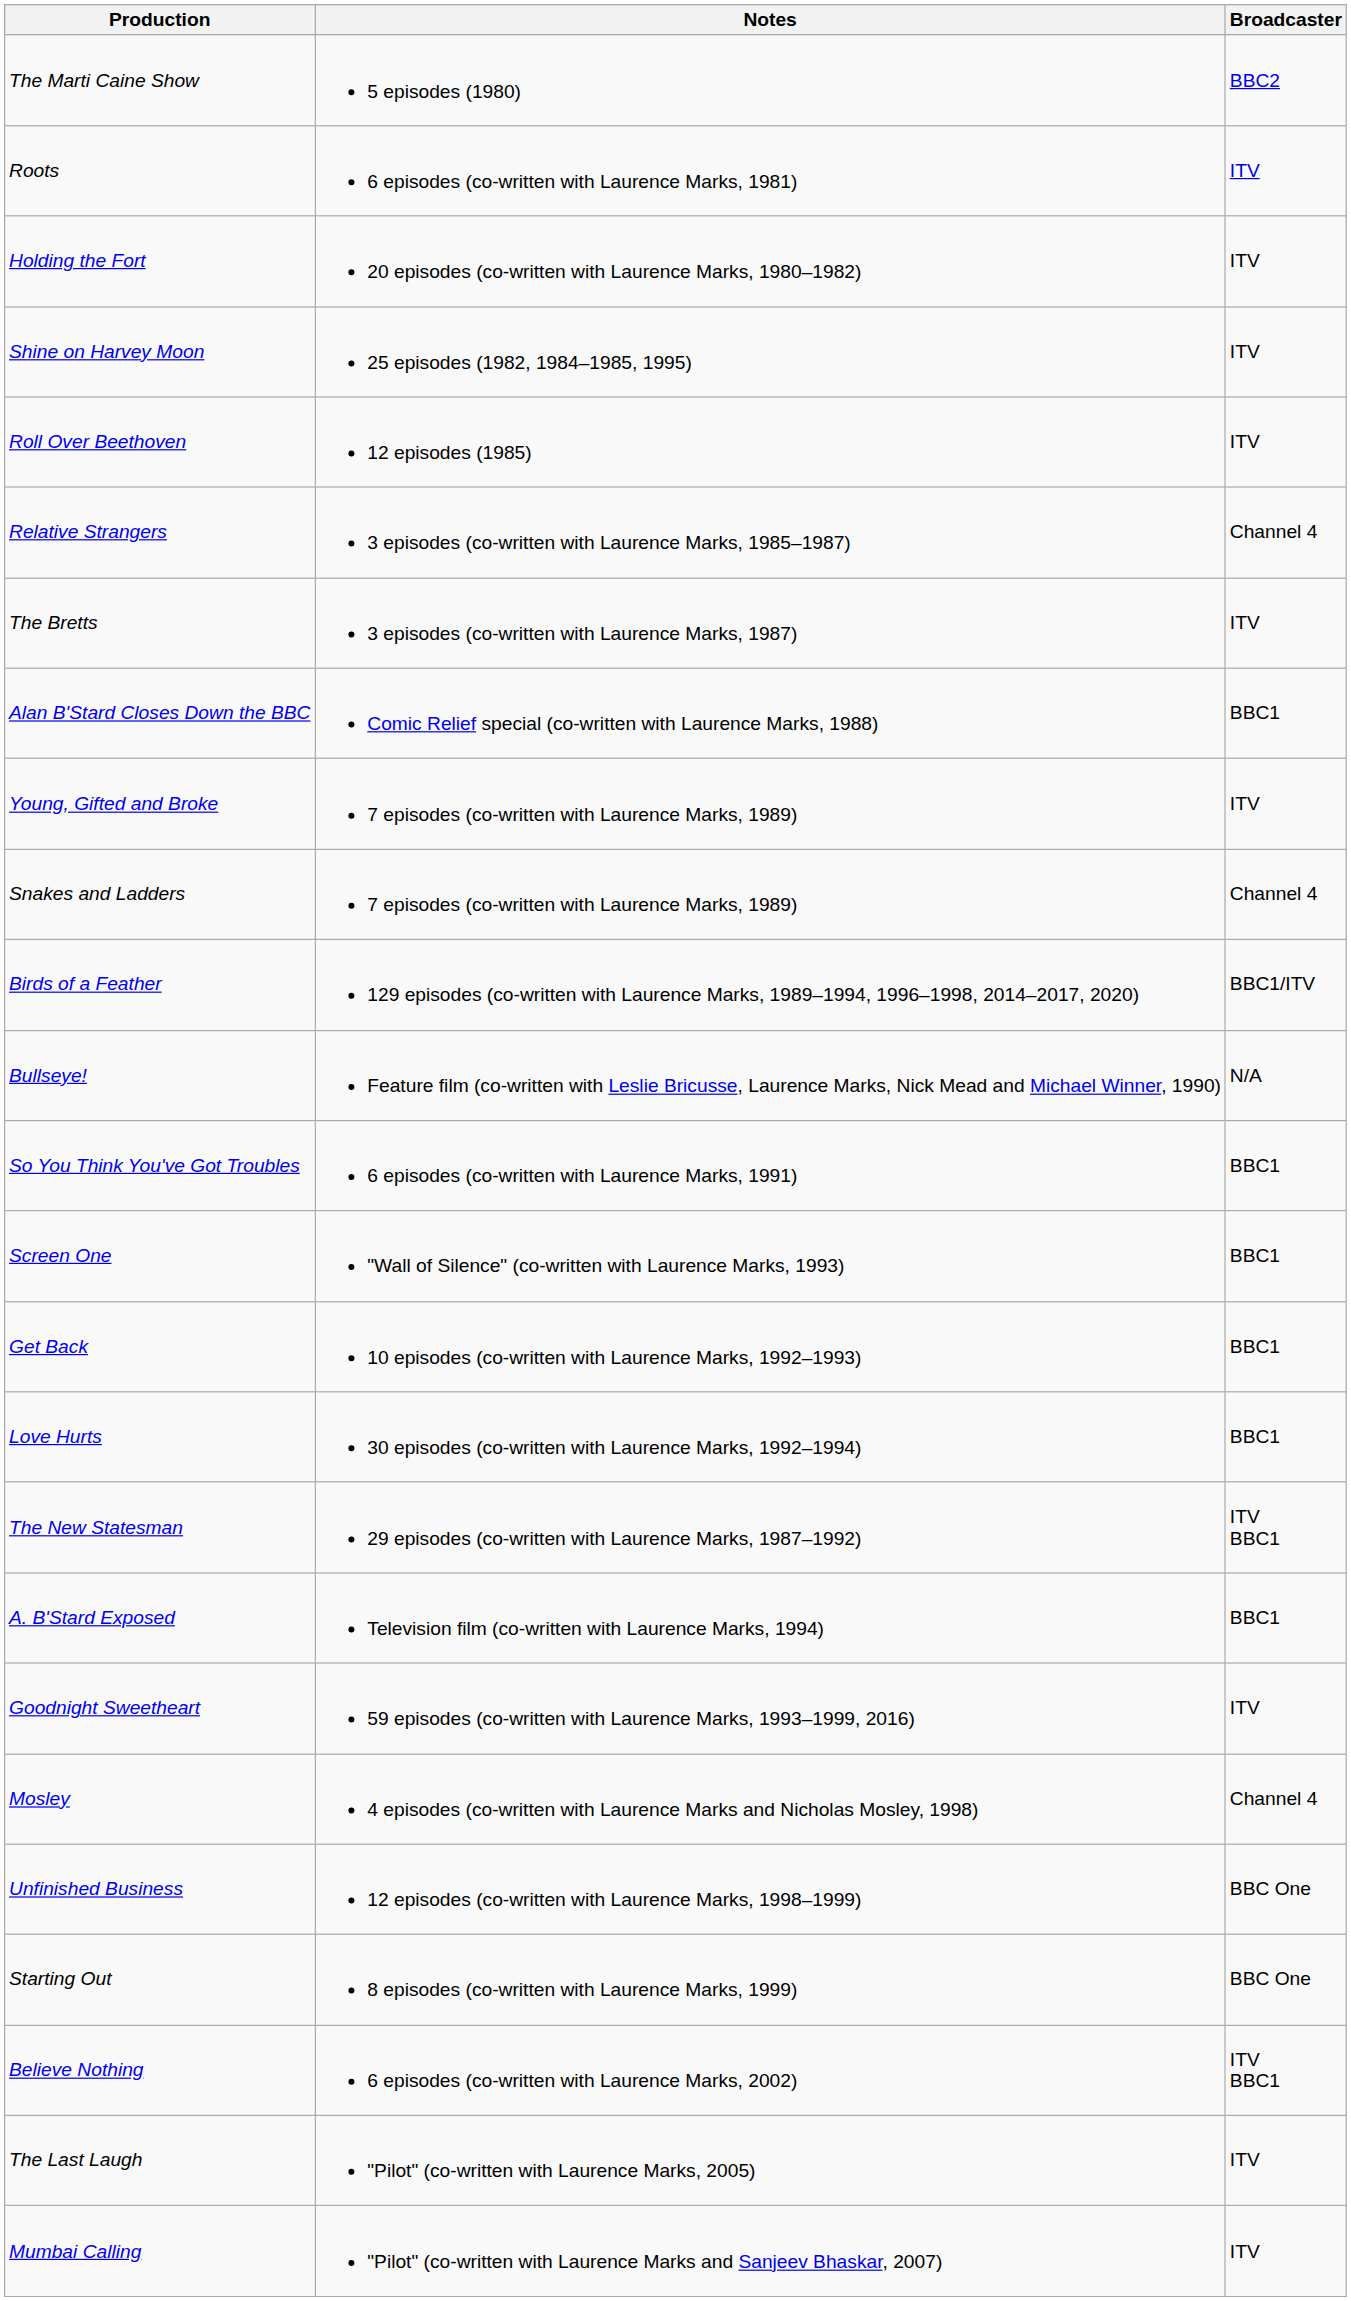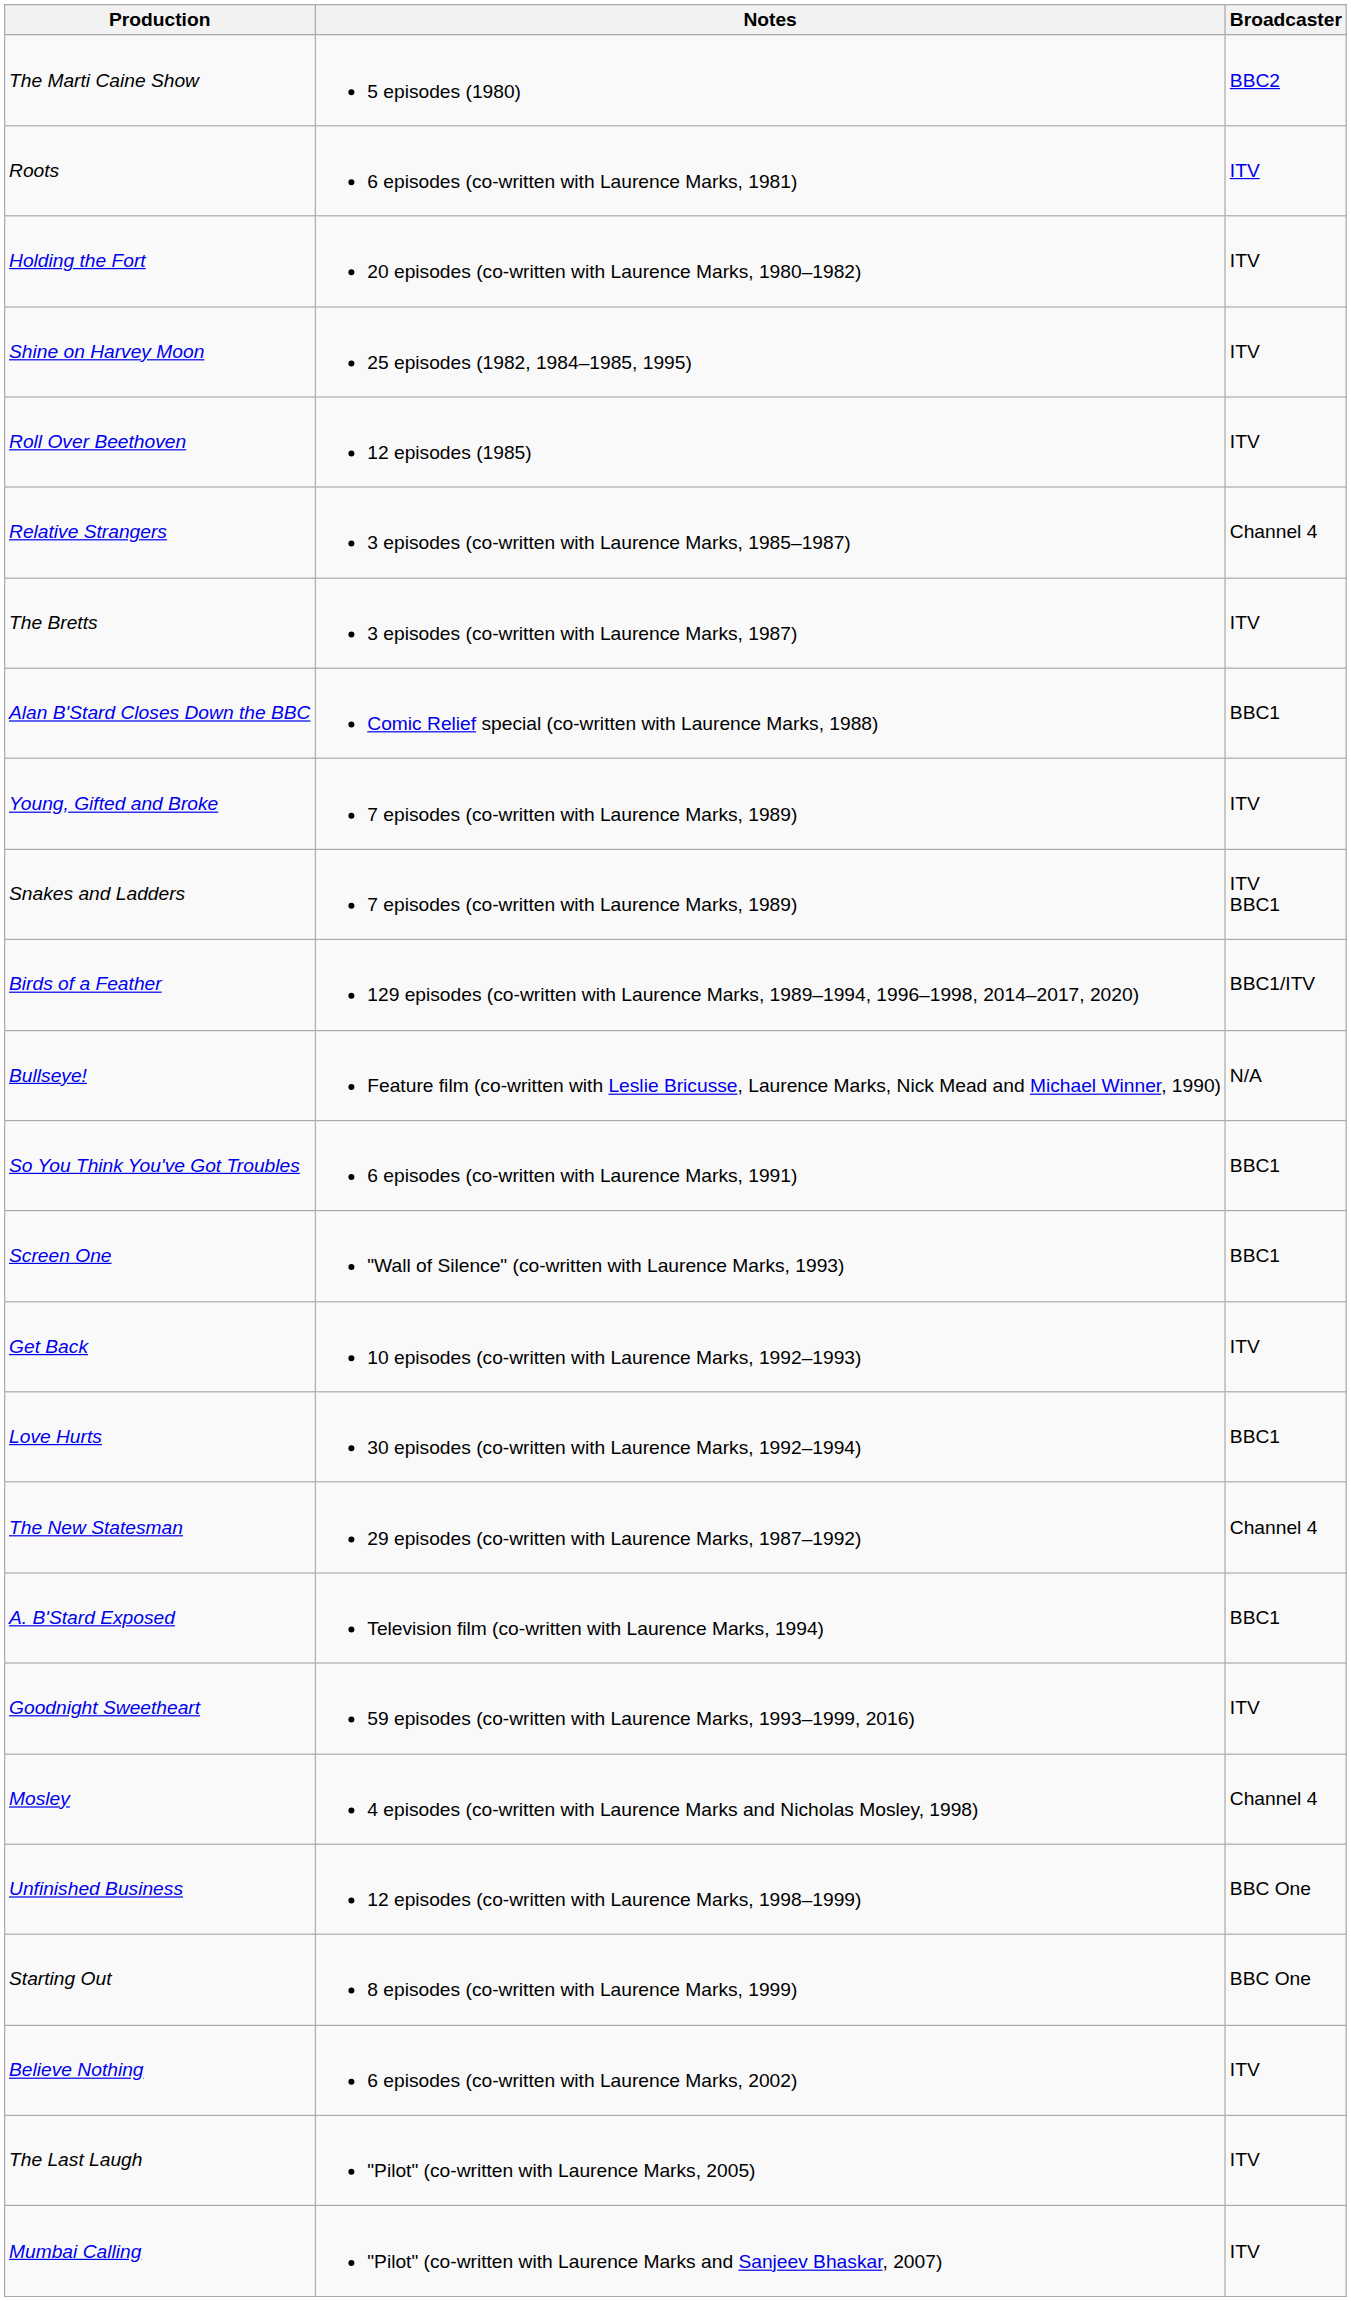(1274, 894) Channel 4 -> (1255, 894) ITV BBC1
(1255, 1346) BBC1 -> (1245, 1346) ITV
(1255, 1527) ITV BBC1 -> (1274, 1527) Channel 4
(1255, 2070) ITV BBC1 -> (1245, 2070) ITV
